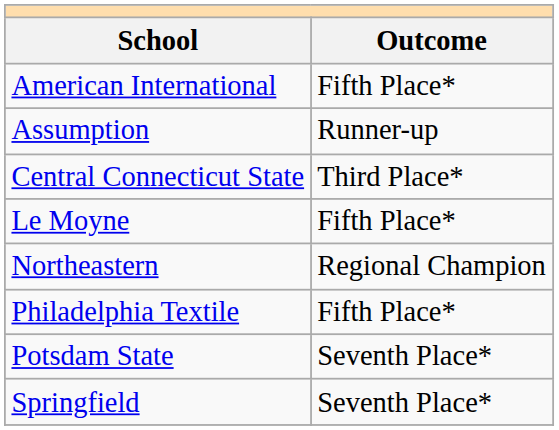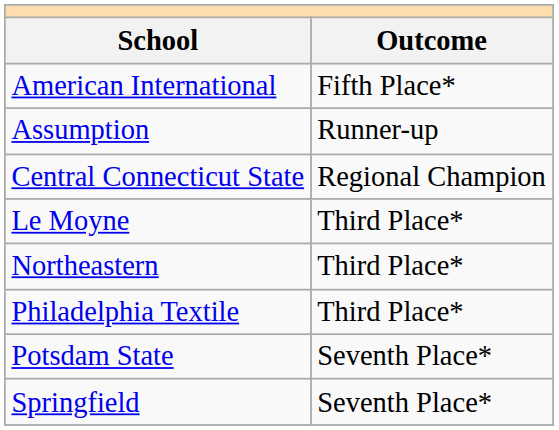(390, 175) Third Place* -> (432, 175) Regional Champion
(386, 220) Fifth Place* -> (390, 220) Third Place*
(432, 266) Regional Champion -> (390, 266) Third Place*
(386, 311) Fifth Place* -> (390, 311) Third Place*
